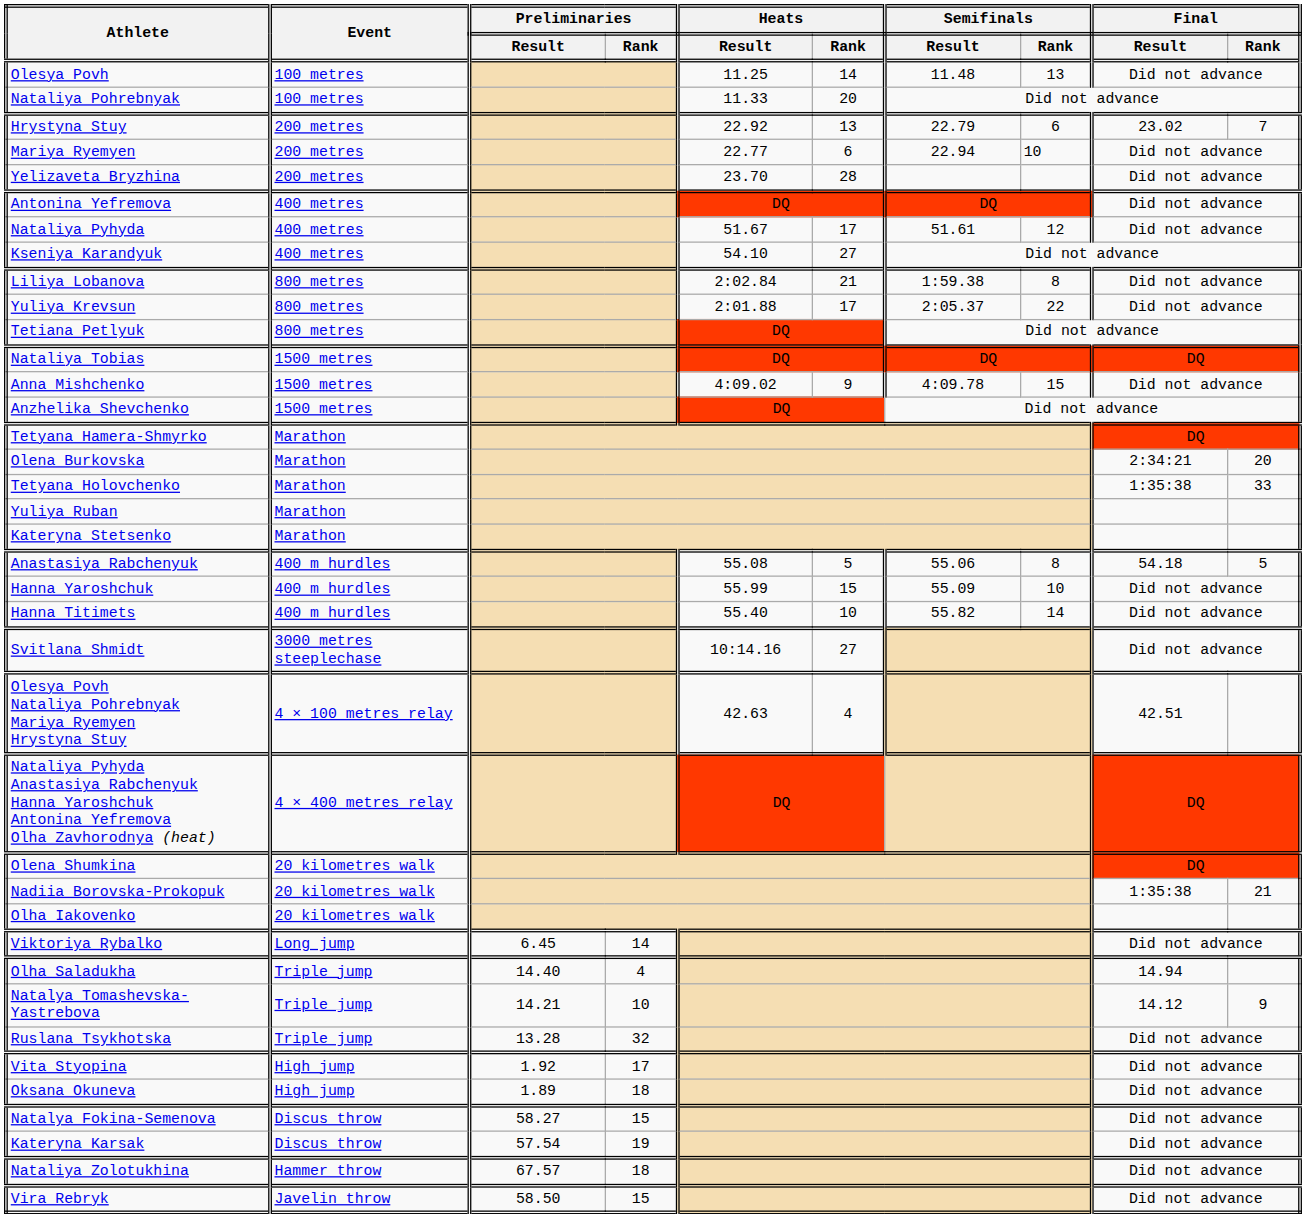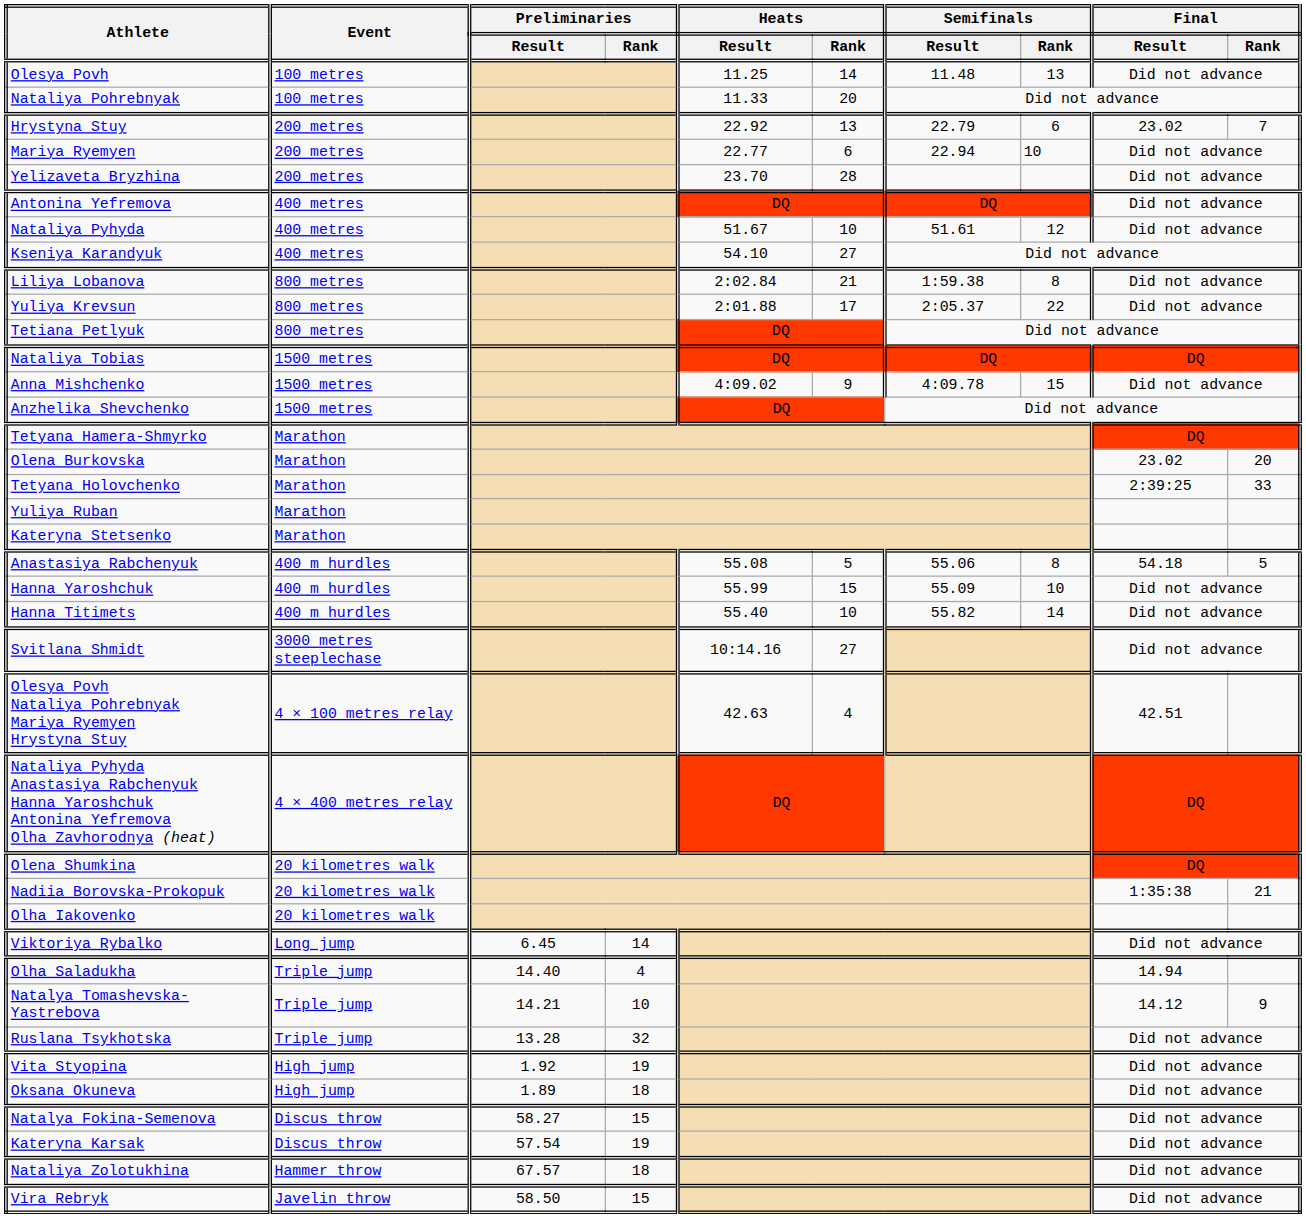(848, 229) 17 -> (848, 229) 10
(1160, 462) 2:34:21 -> (1160, 462) 23.02
(1160, 486) 1:35:38 -> (1160, 486) 2:39:25
(641, 1066) 17 -> (641, 1066) 19
